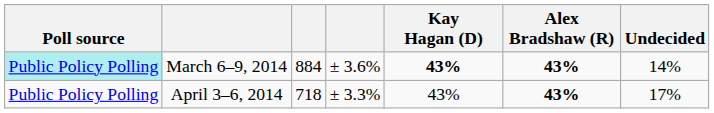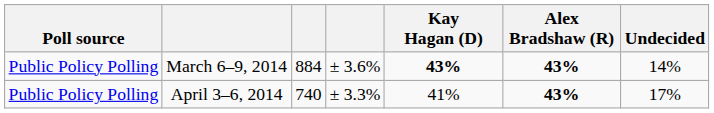(83, 66) paleturquoise background -> (83, 66) no background
(308, 94) 718 -> (308, 94) 740
(444, 94) 43% -> (444, 94) 41%
